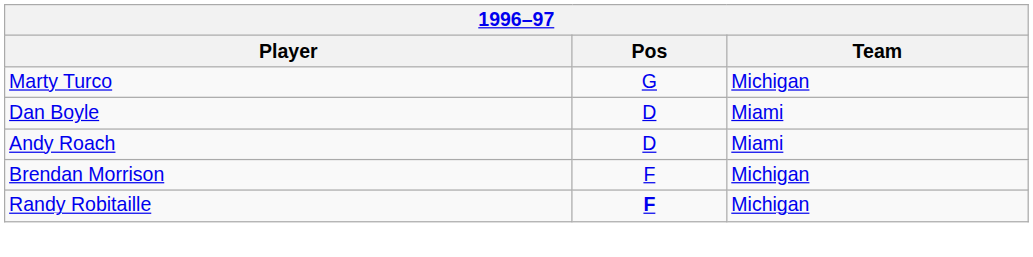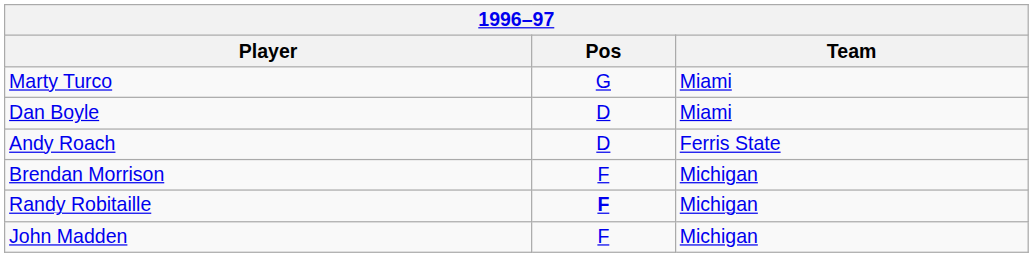(770, 81) Michigan -> (706, 81) Miami
(757, 143) Miami -> (730, 143) Ferris State
+ row: (68, 236)
